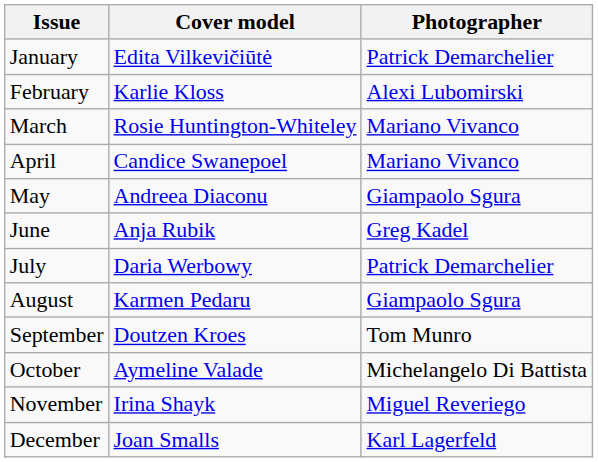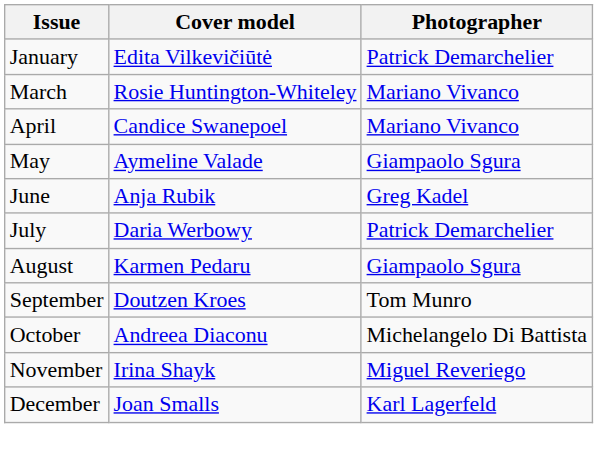- row: (49, 91)
(191, 195) Andreea Diaconu -> (188, 160) Aymeline Valade
(188, 369) Aymeline Valade -> (191, 334) Andreea Diaconu
